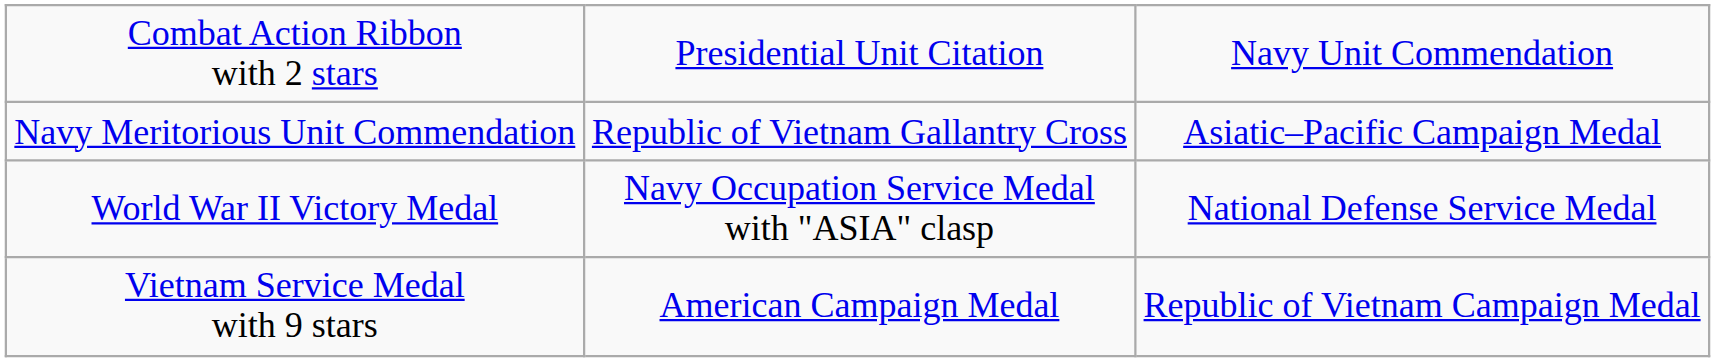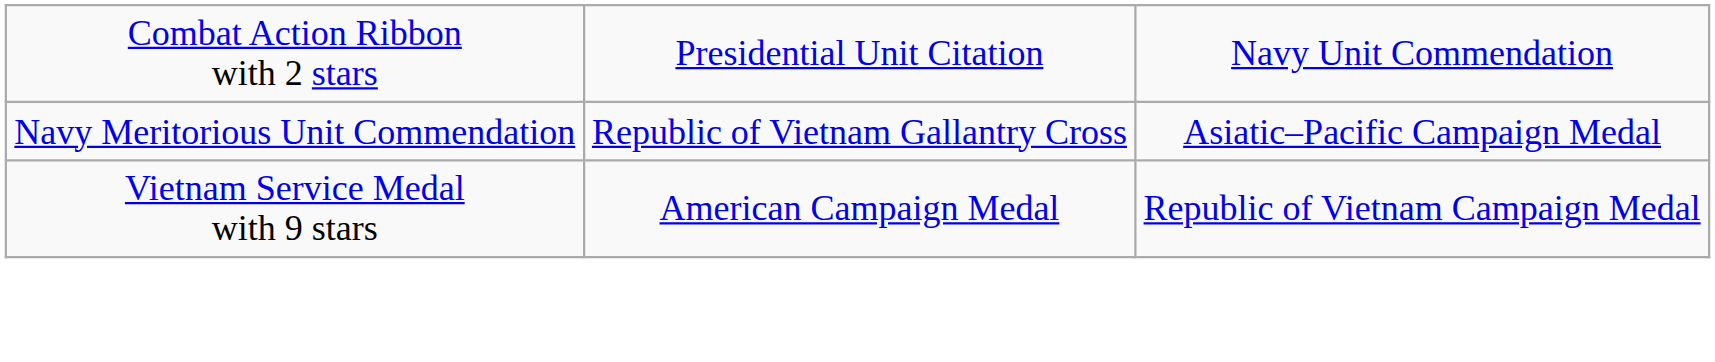- row: (295, 207)
